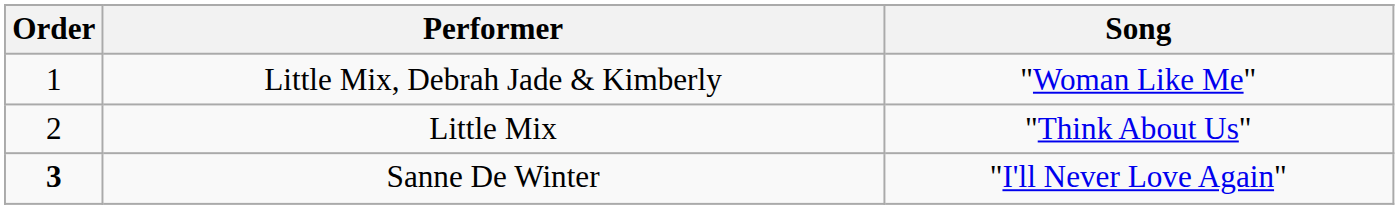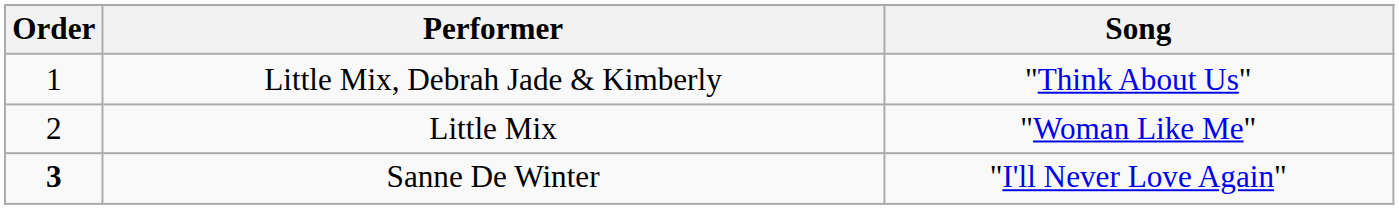(1138, 78) "Woman Like Me" -> (1138, 78) "Think About Us"
(1138, 128) "Think About Us" -> (1138, 128) "Woman Like Me"
